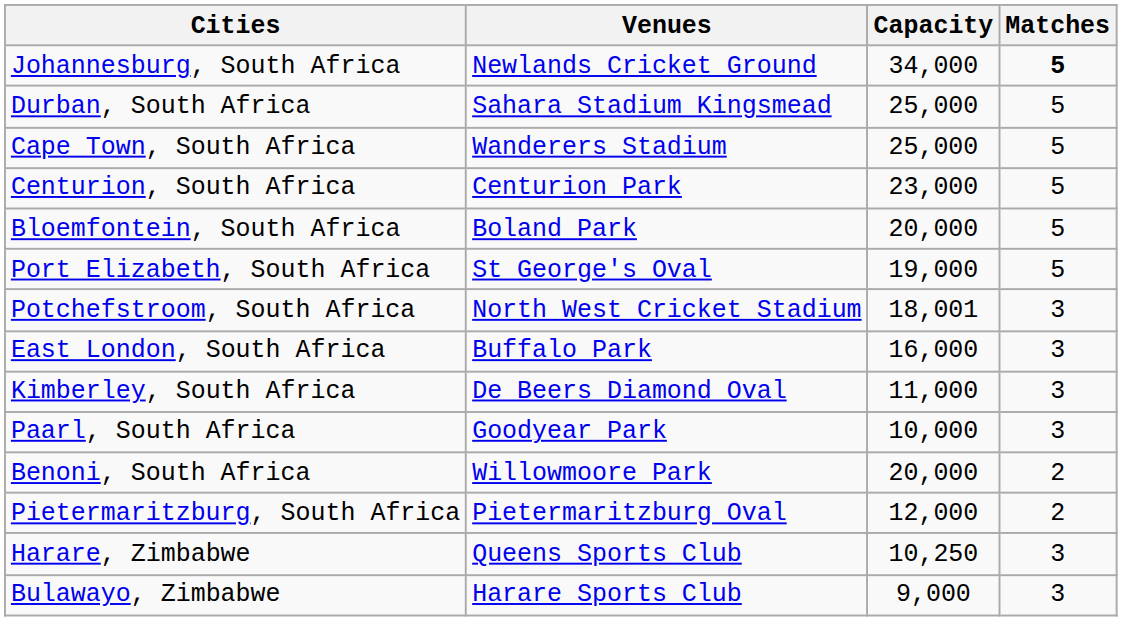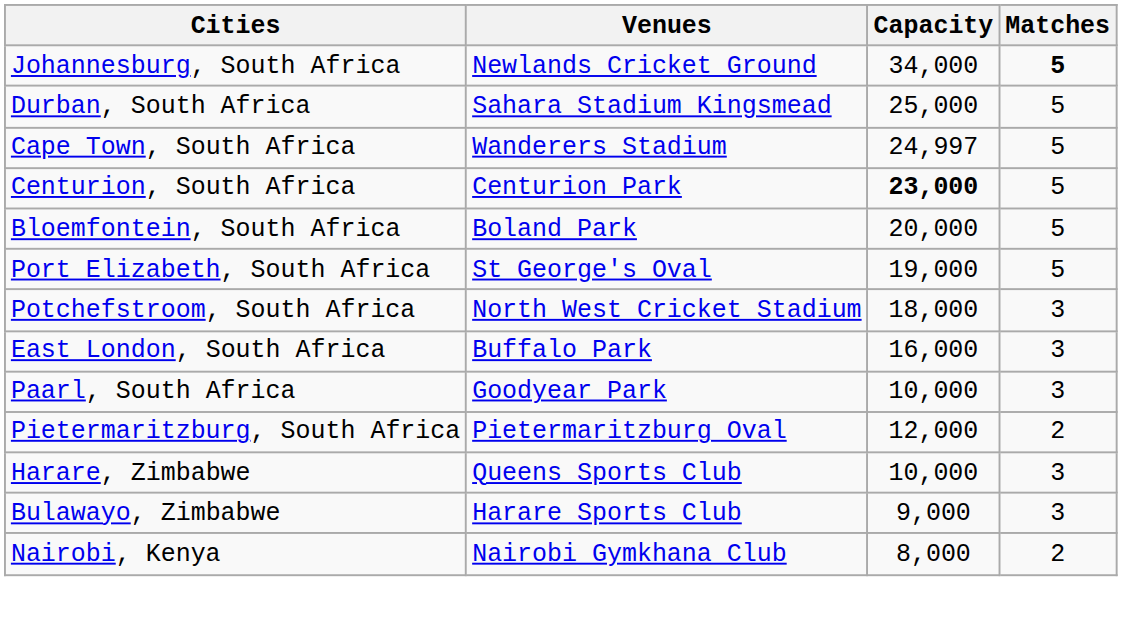(933, 147) 25,000 -> (933, 147) 24,997
(933, 188) normal -> (933, 188) bold
(933, 310) 18,001 -> (933, 310) 18,000
- row: (183, 391)
- row: (161, 473)
(933, 554) 10,250 -> (933, 473) 10,000
+ row: (116, 554)
